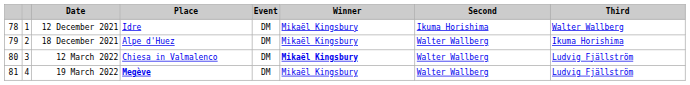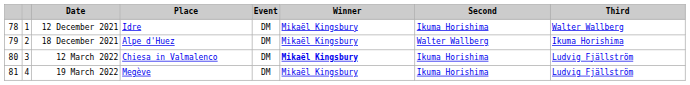(453, 58) Walter Wallberg -> (453, 58) Ikuma Horishima
(136, 73) bold -> (136, 73) normal
(453, 73) Walter Wallberg -> (453, 73) Ikuma Horishima
